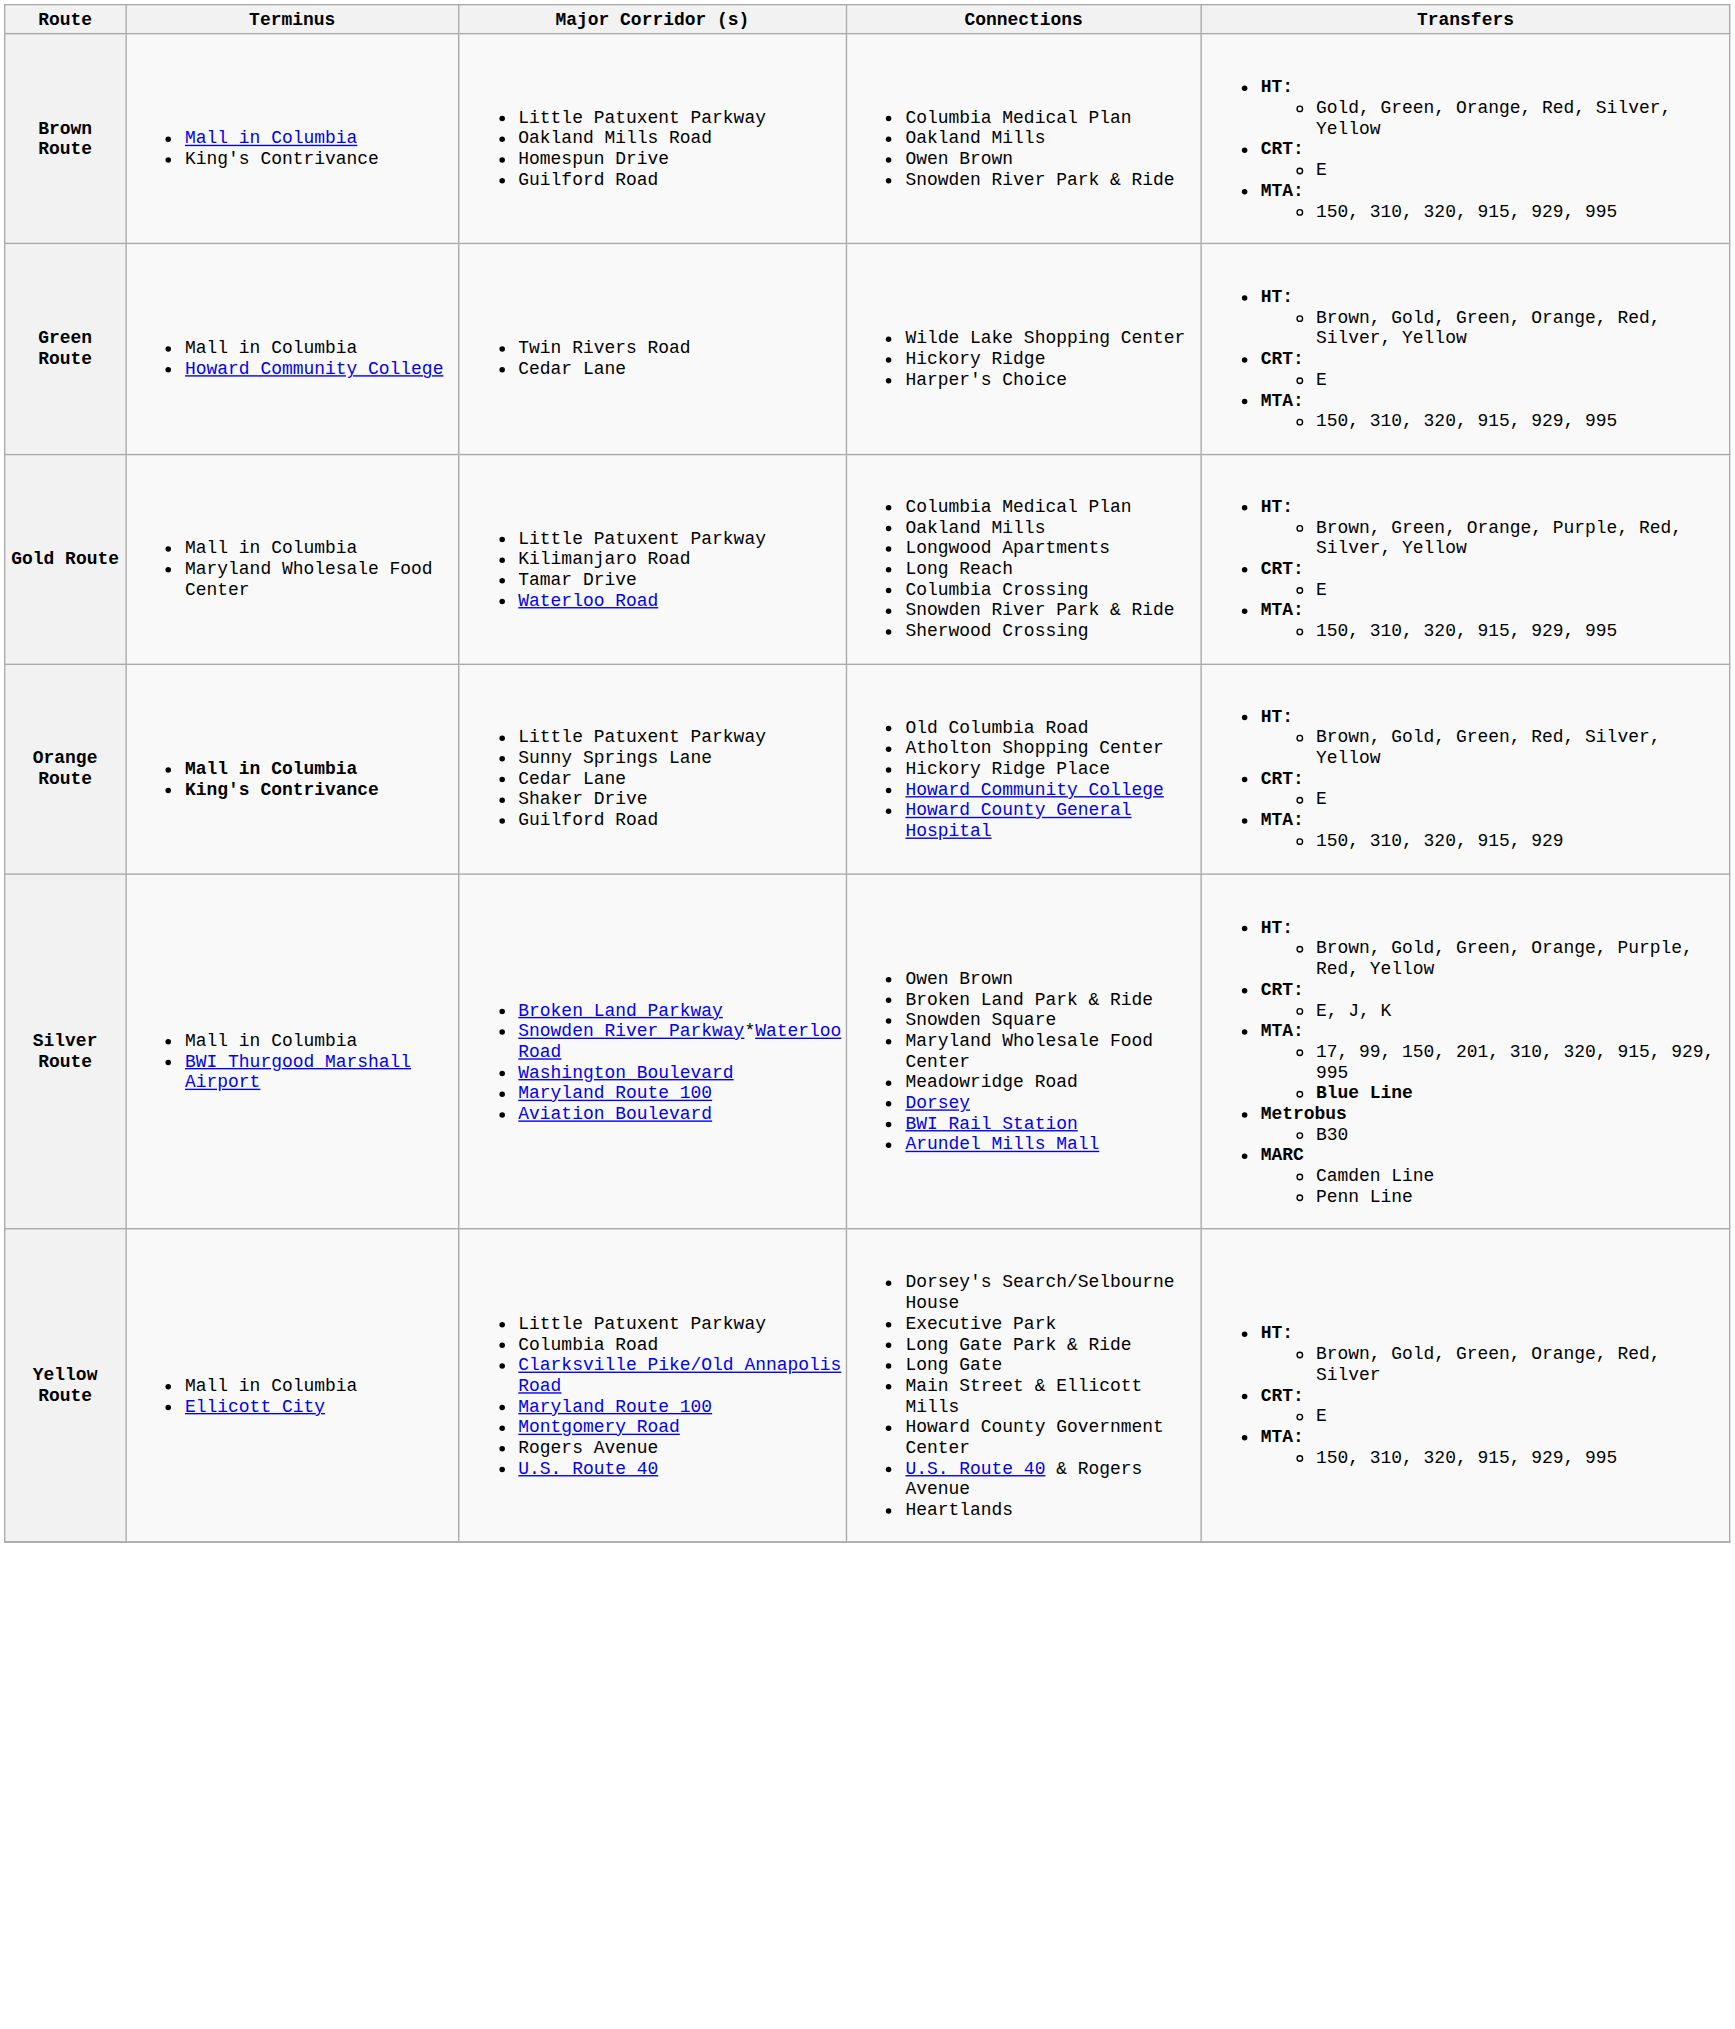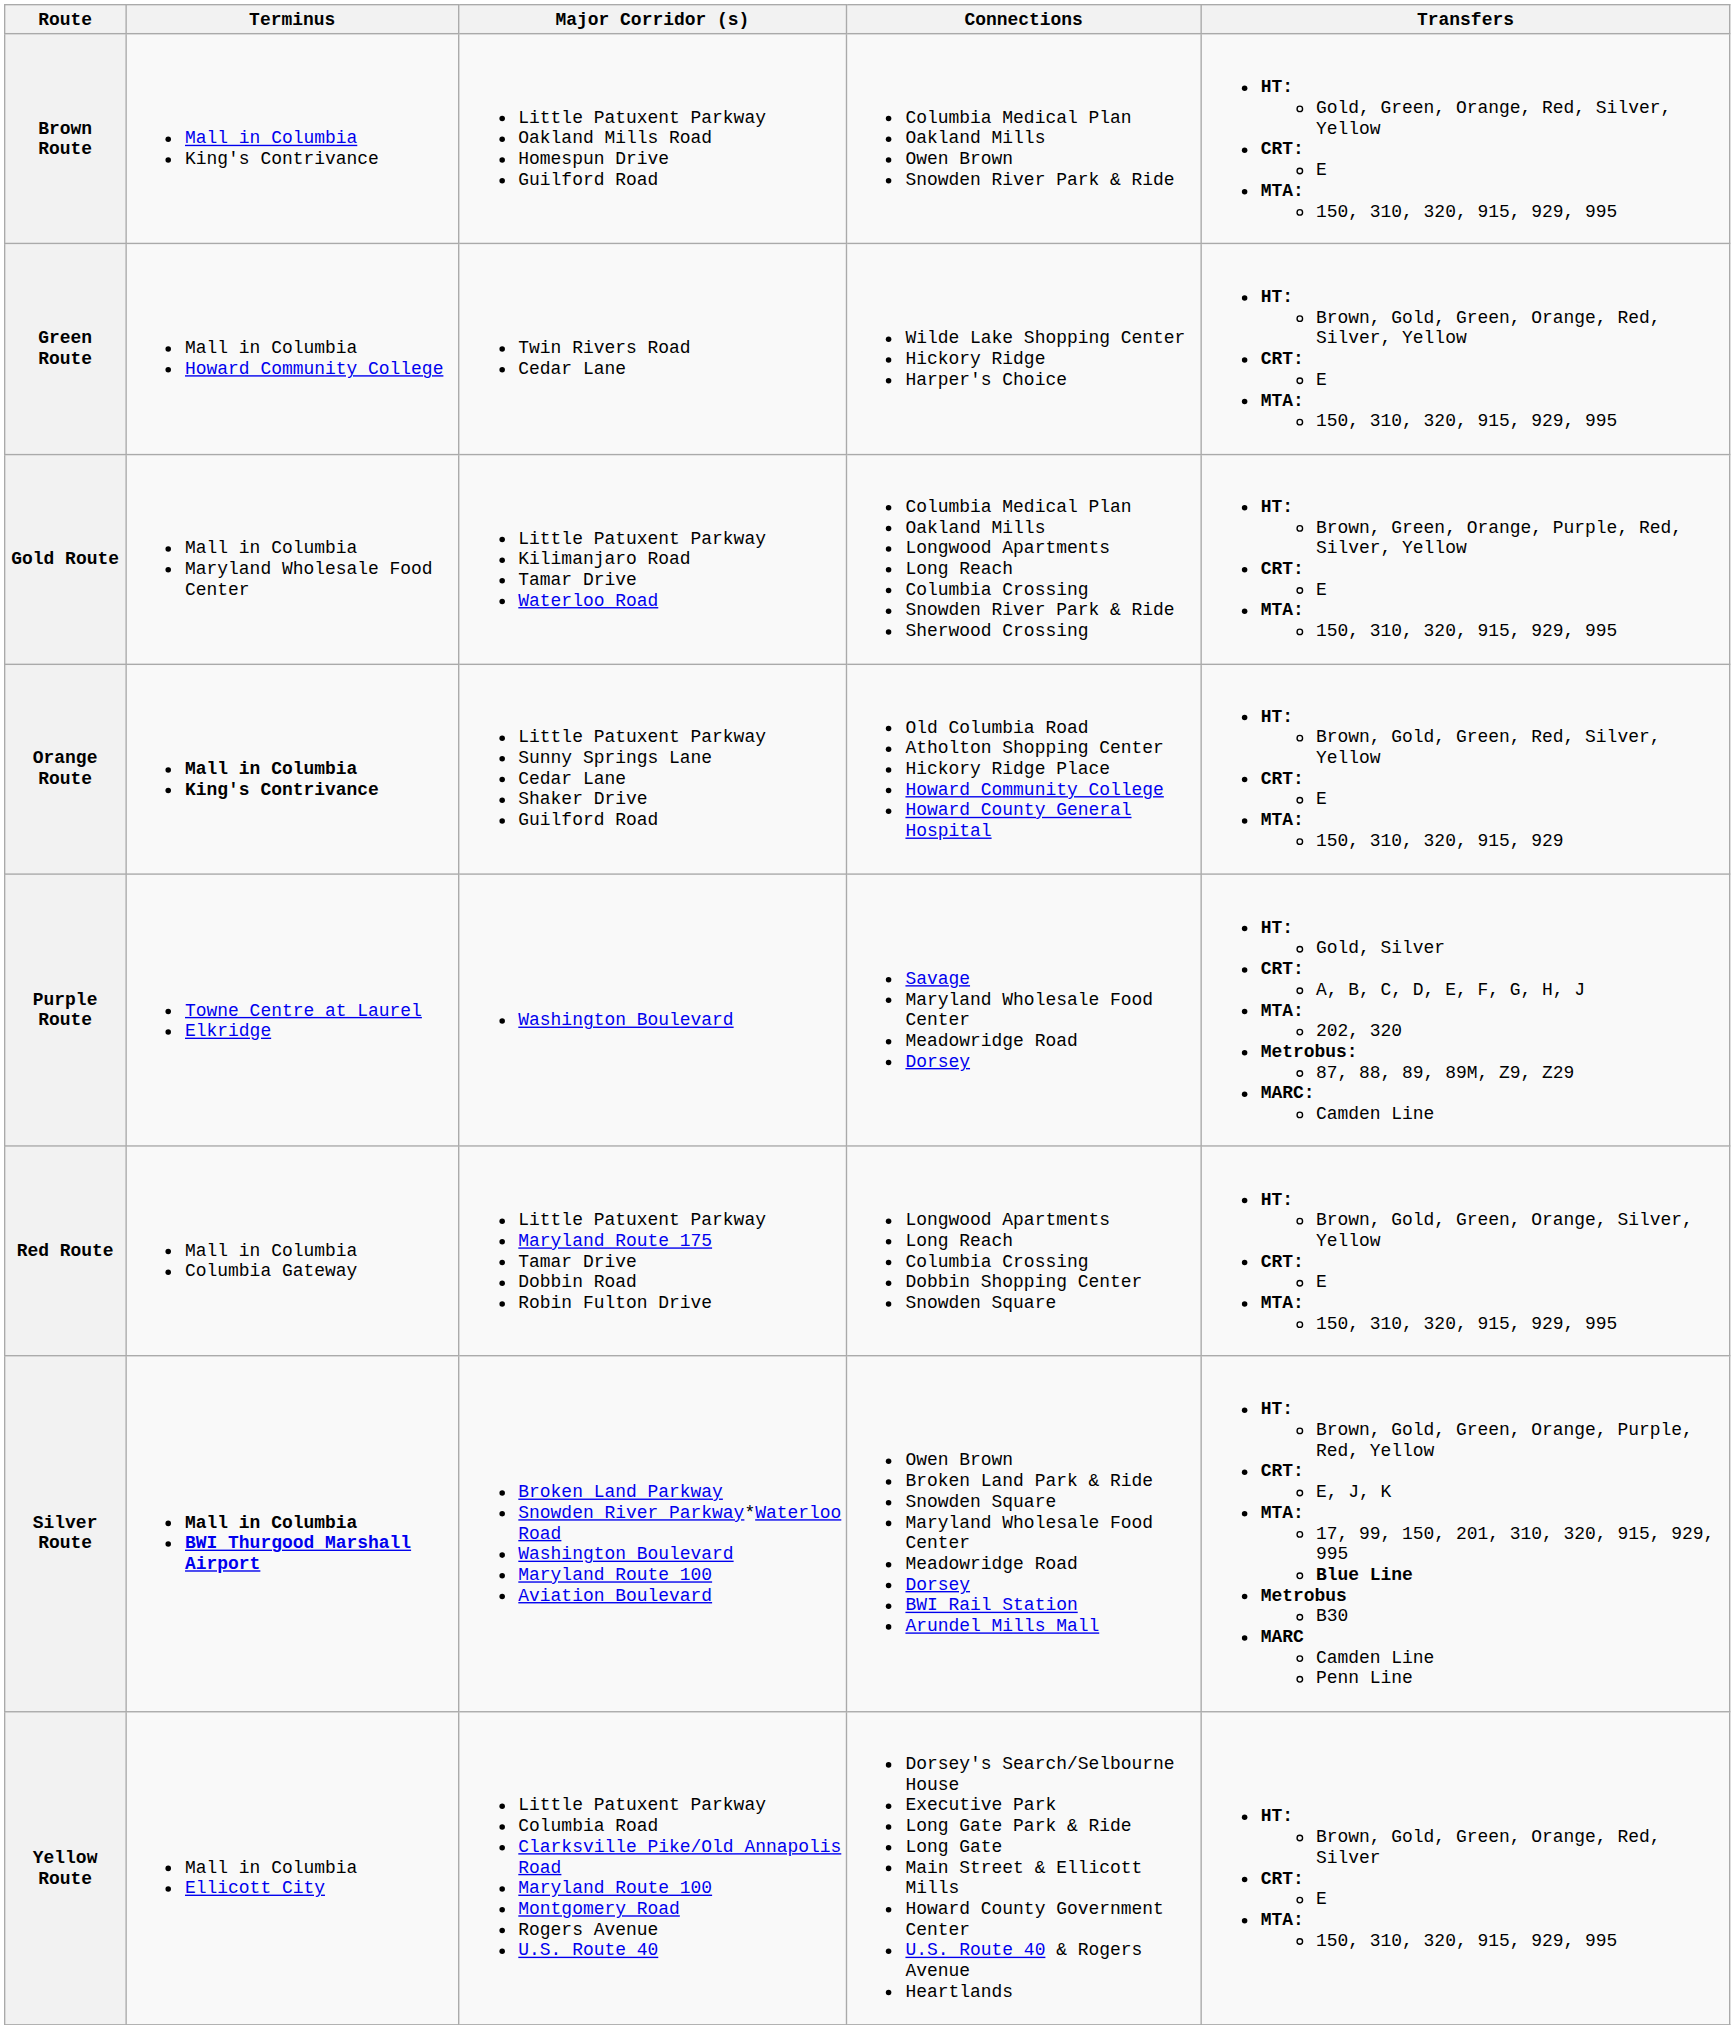+ row: (65, 1010)
+ row: (65, 1251)
(292, 1062) normal -> (292, 1544) bold
